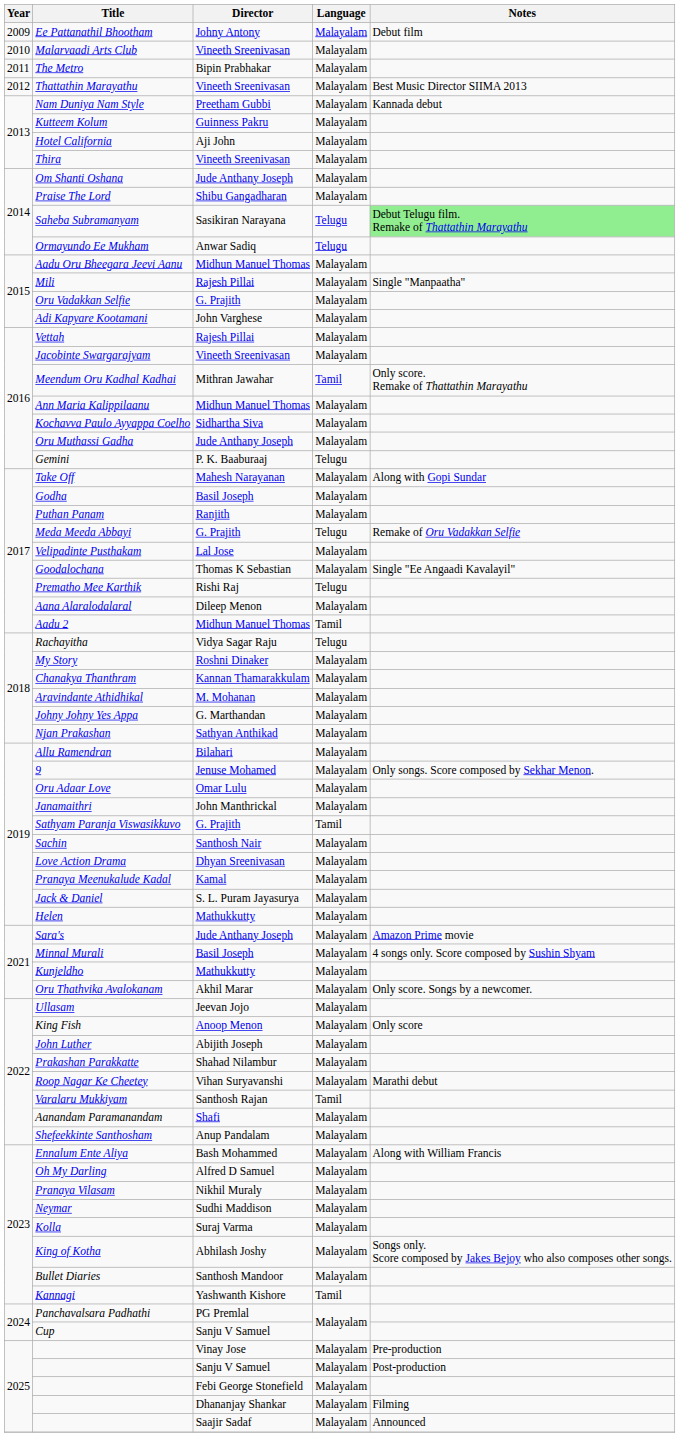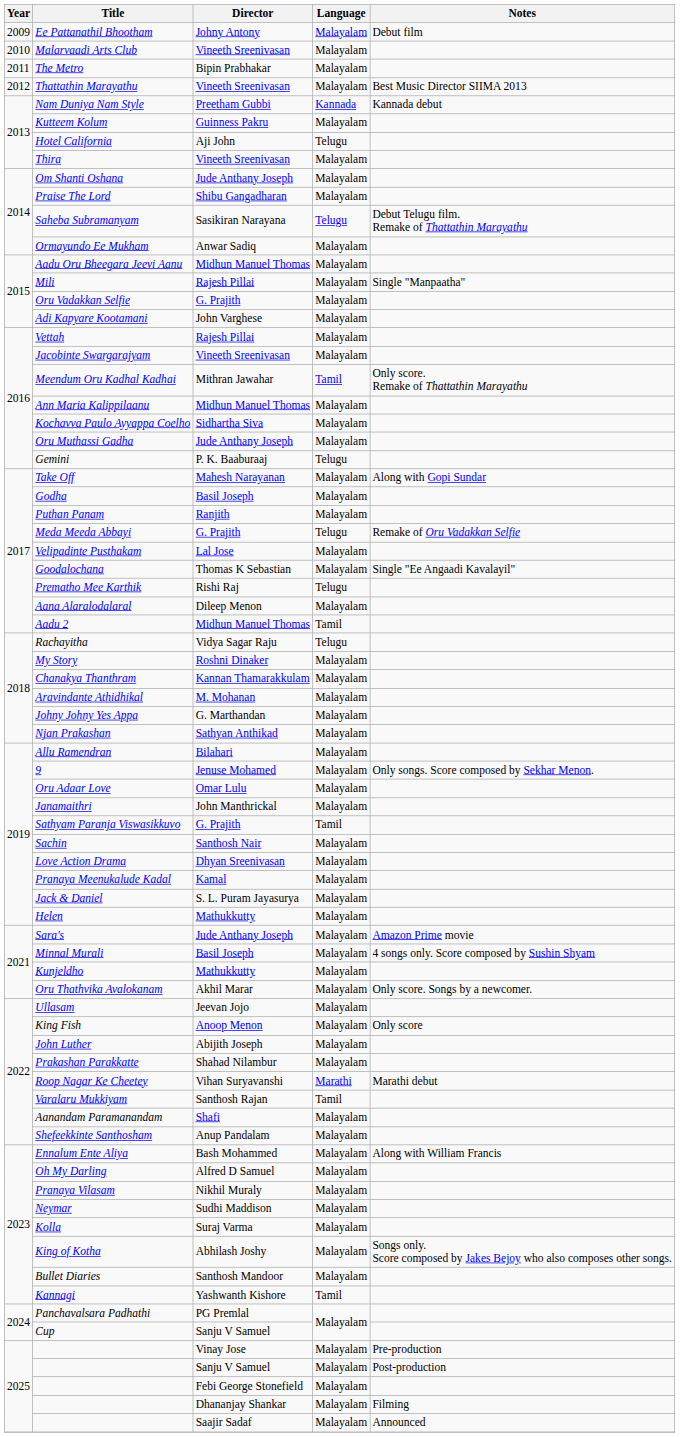(341, 104) Malayalam -> (336, 104) Kannada
(341, 141) Malayalam -> (331, 141) Telugu
(450, 221) lightgreen background -> (450, 221) no background
(331, 245) Telugu -> (341, 245) Malayalam
(341, 1080) Malayalam -> (334, 1080) Marathi
